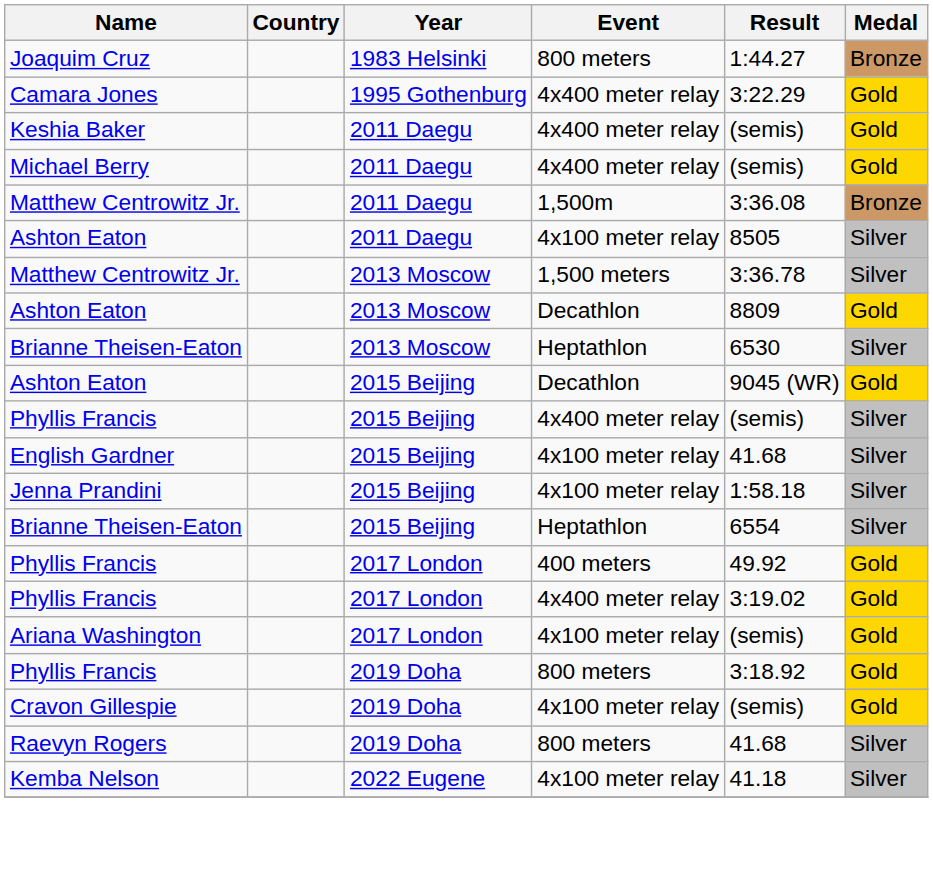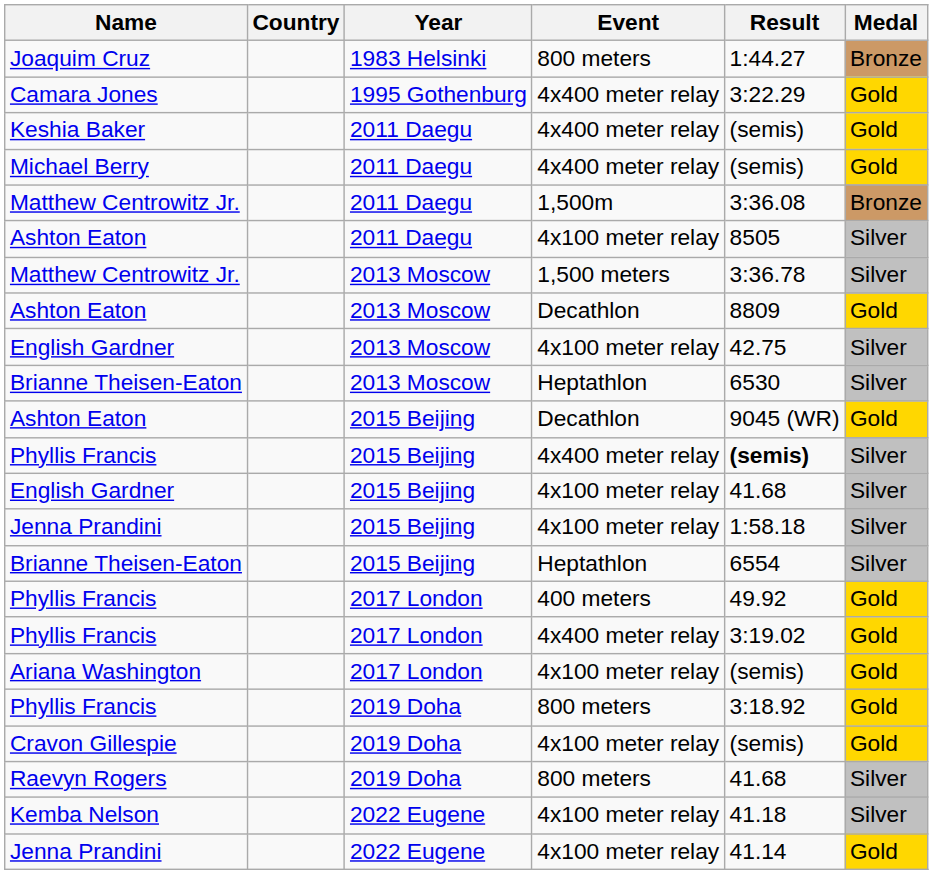+ row: (92, 346)
(767, 418) normal -> (769, 454) bold
+ row: (86, 851)
